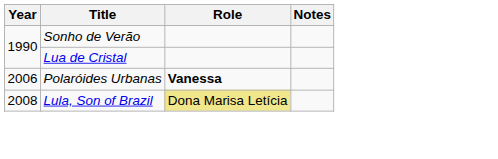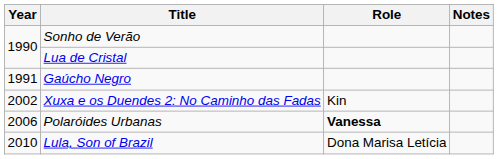+ row: (87, 79)
+ row: (182, 100)
(22, 100) 2008 -> (22, 143) 2010
(228, 100) khaki background -> (387, 143) no background
